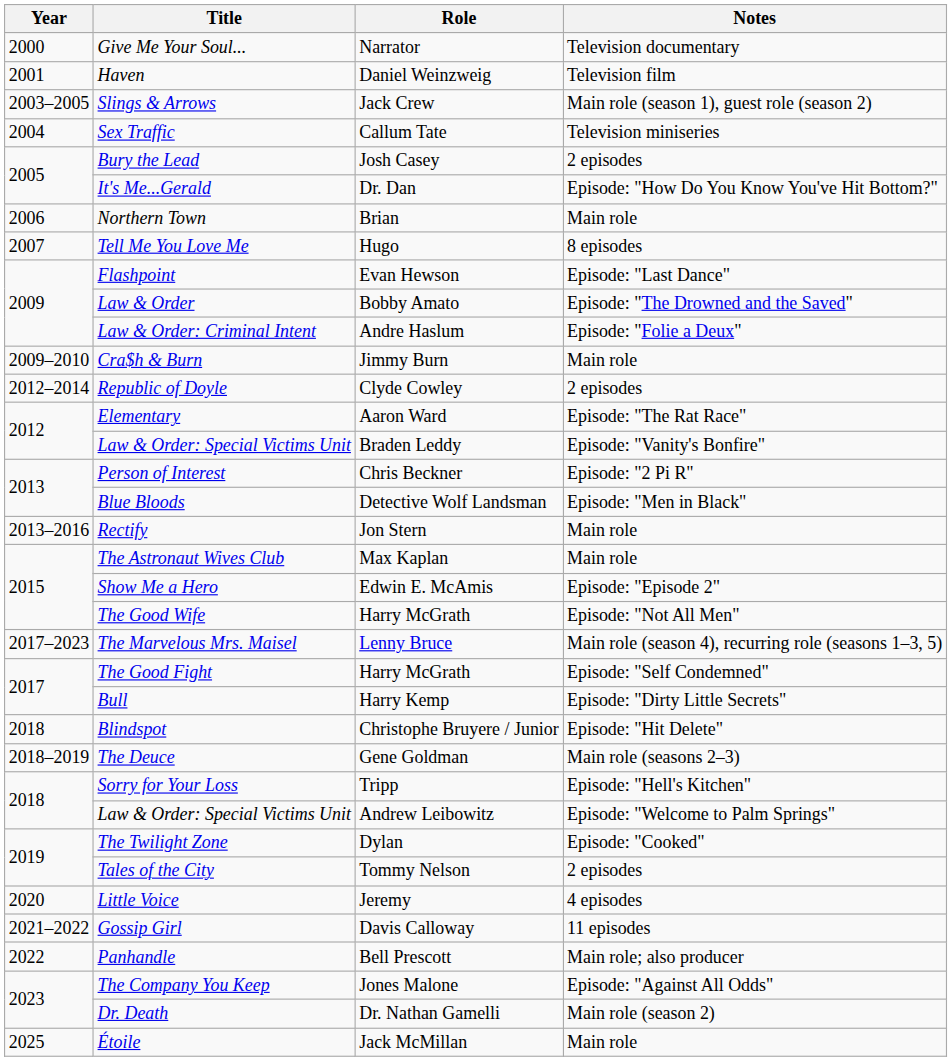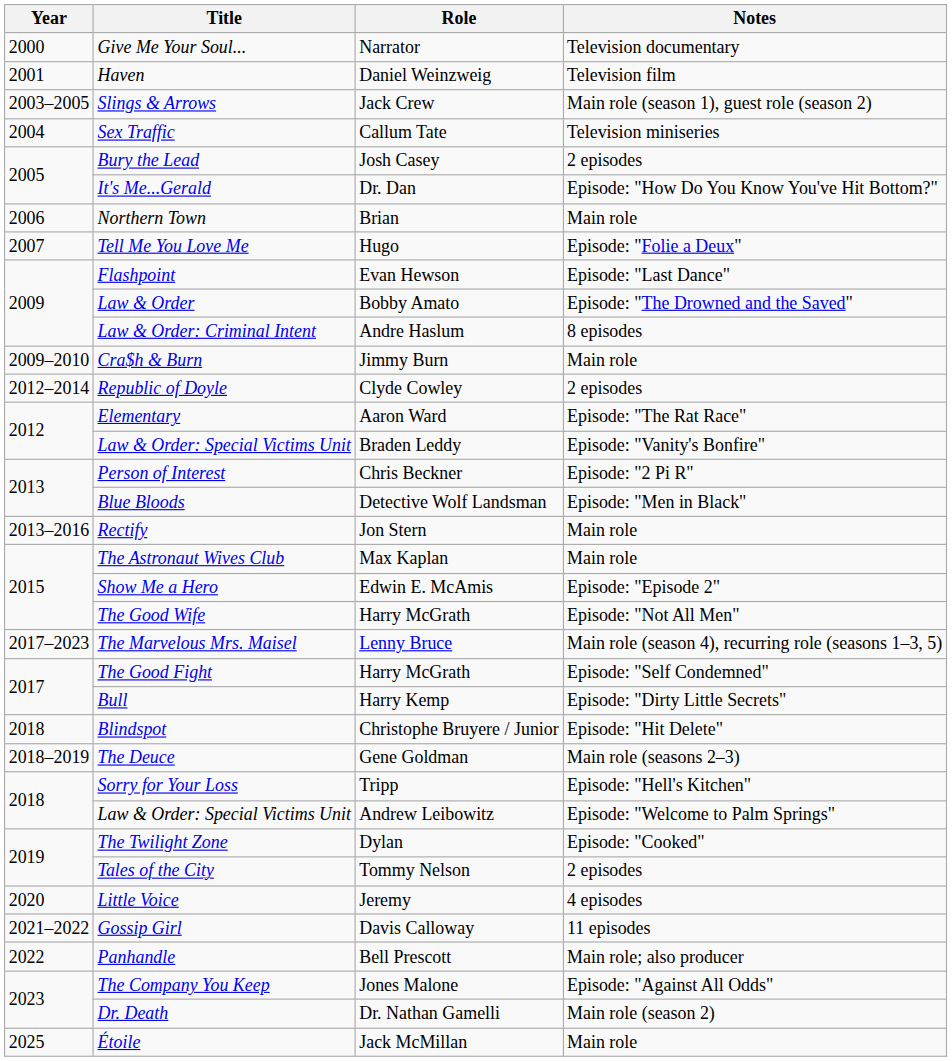(605, 246) 8 episodes -> (654, 246) Episode: "Folie a Deux"
(654, 331) Episode: "Folie a Deux" -> (605, 331) 8 episodes
